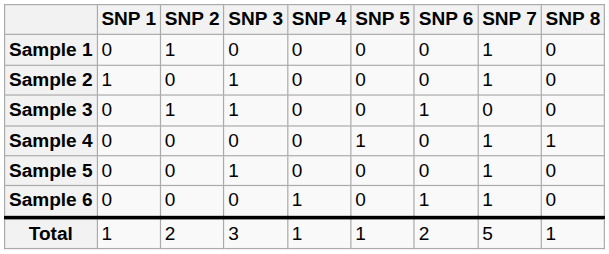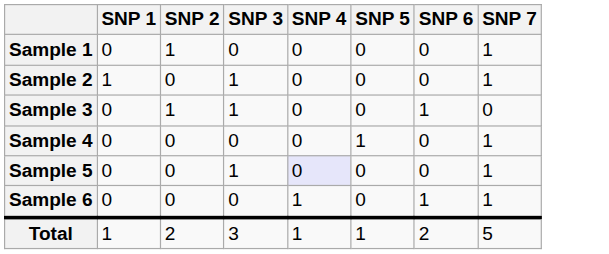- column: (573, 19)
(297, 170) no background -> (297, 170) lavender background
